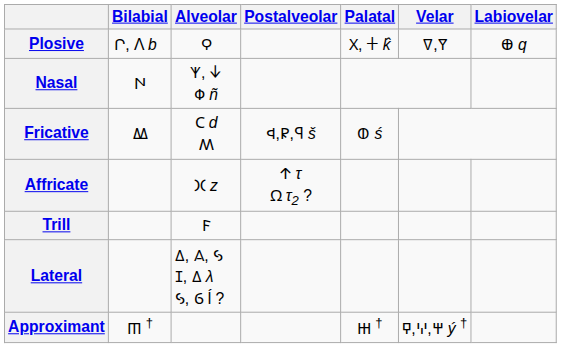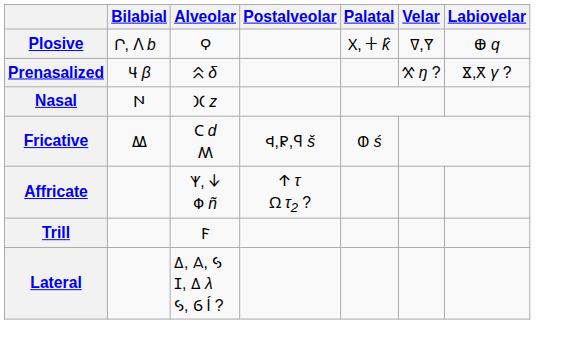+ row: (56, 72)
(206, 84) 𐊵, 𐊜 𐊳 ñ -> (205, 102) 𐋂 z
(206, 186) 𐋂 z -> (205, 193) 𐊵, 𐊜 𐊳 ñ
- row: (56, 327)
